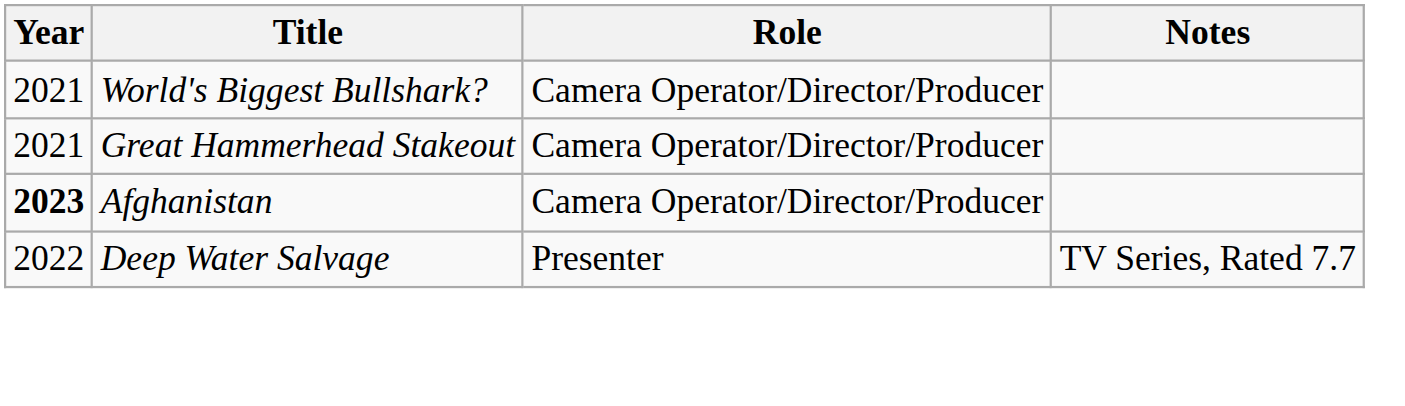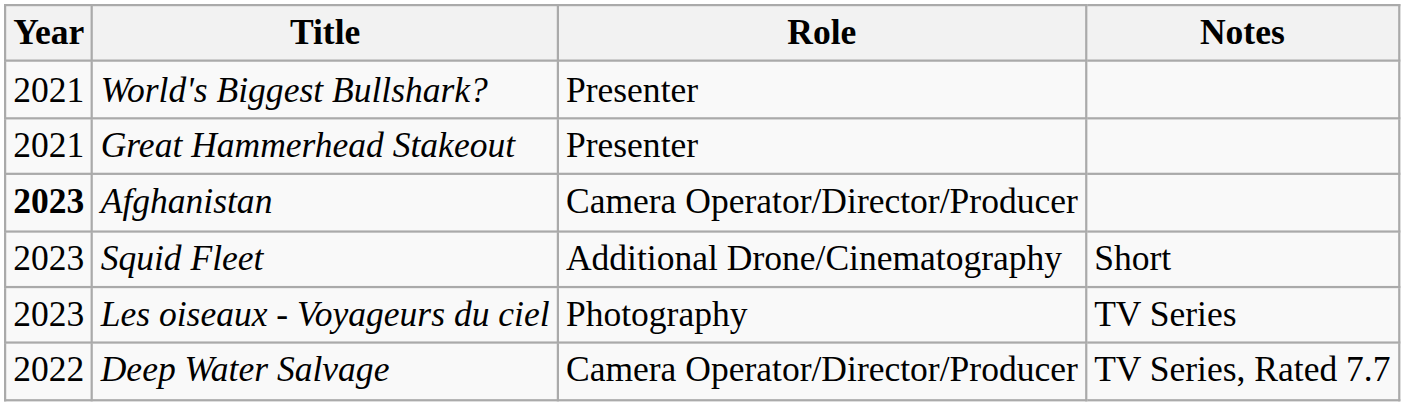(787, 88) Camera Operator/Director/Producer -> (632, 88) Presenter
(787, 145) Camera Operator/Director/Producer -> (632, 145) Presenter
+ row: (182, 257)
+ row: (325, 314)
(598, 257) Presenter -> (822, 370) Camera Operator/Director/Producer
